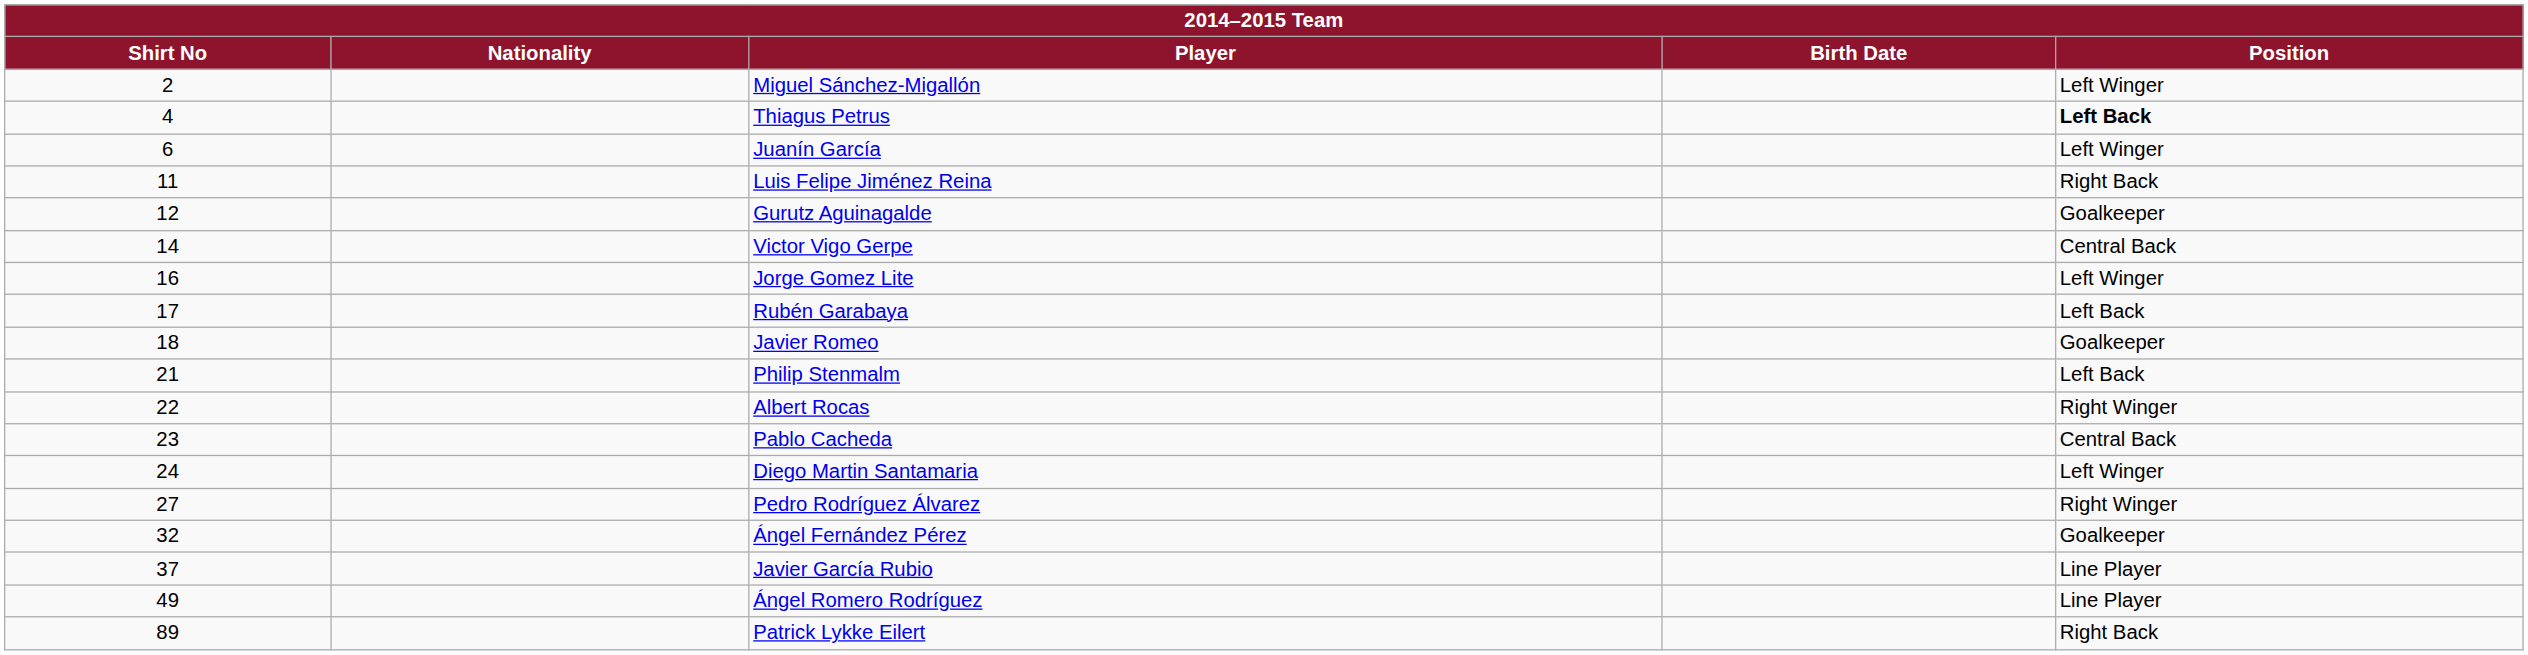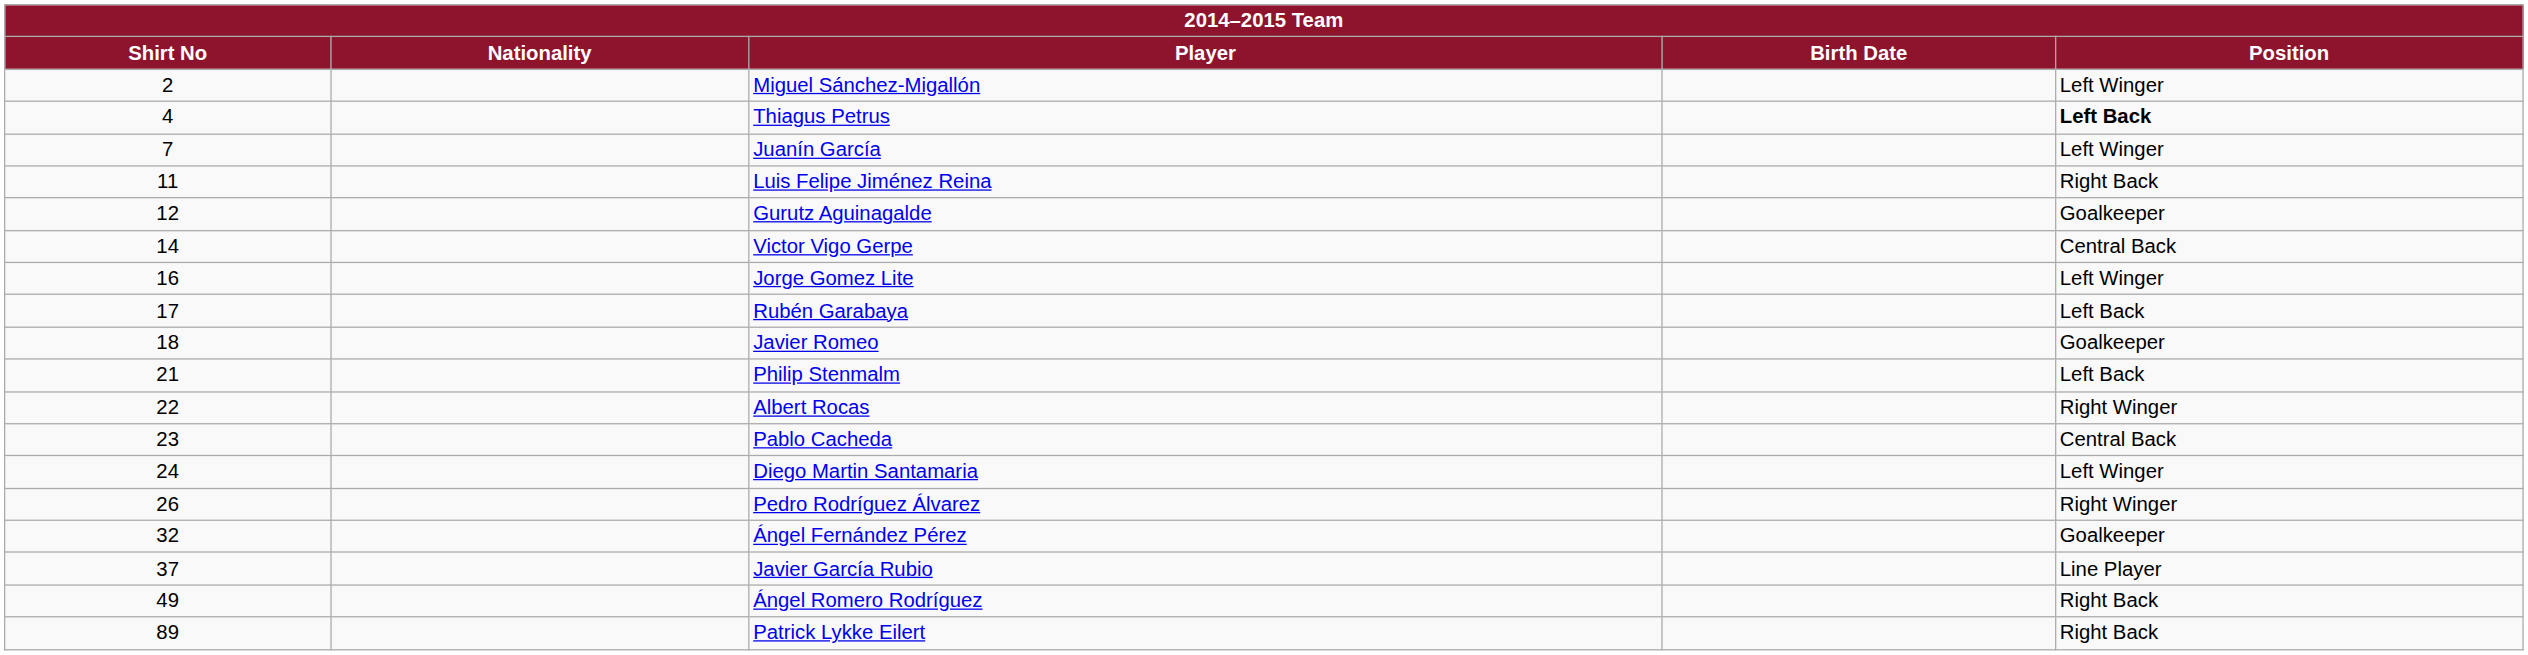(168, 149) 6 -> (168, 149) 7
(168, 504) 27 -> (168, 504) 26
(2111, 600) Line Player -> (2109, 600) Right Back
